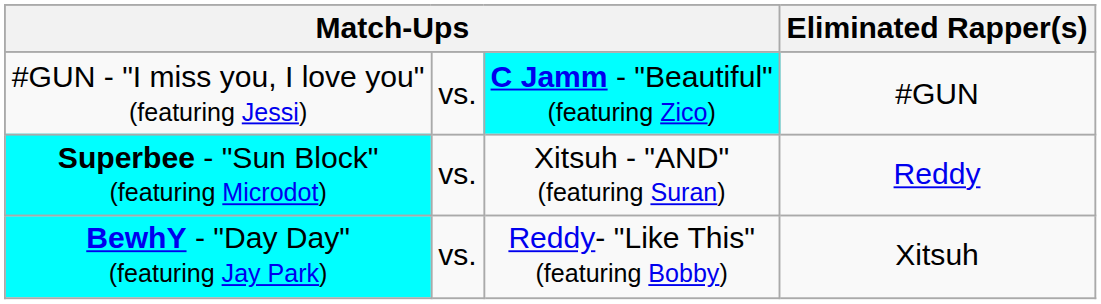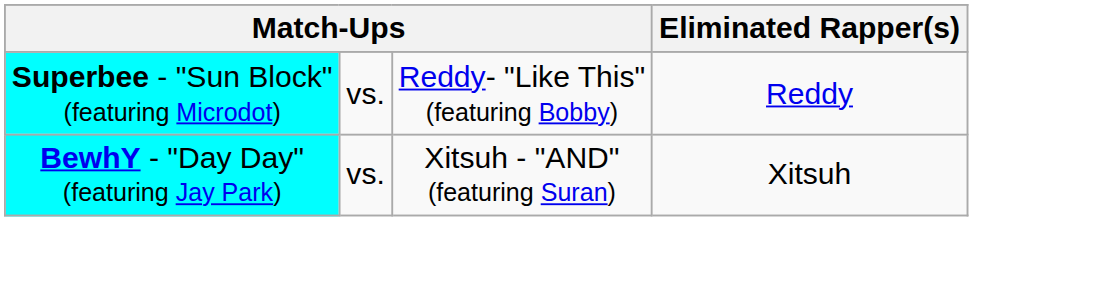- row: (218, 92)
(632, 174) Xitsuh - "AND" (featuring Suran) -> (522, 92) Reddy- "Like This" (featuring Bobby)
(632, 256) Reddy- "Like This" (featuring Bobby) -> (522, 174) Xitsuh - "AND" (featuring Suran)
